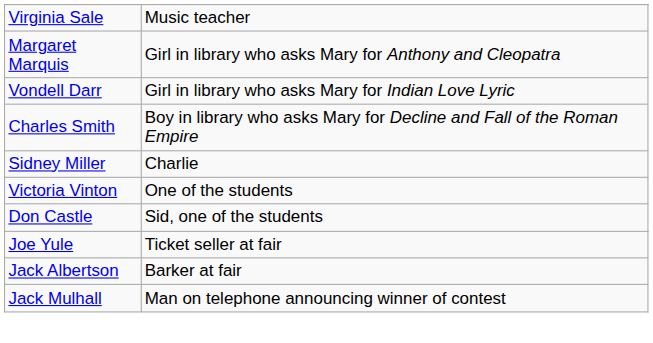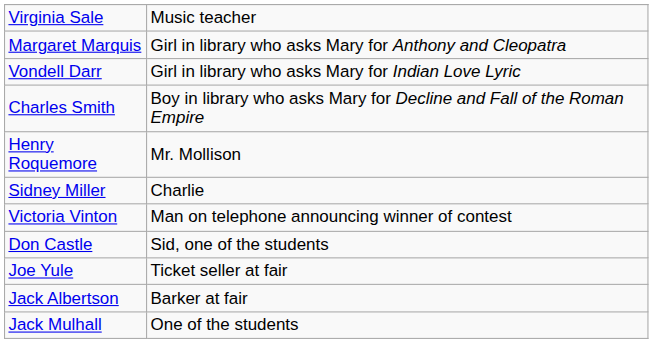+ row: (53, 154)
(219, 190) One of the students -> (331, 217) Man on telephone announcing winner of contest
(325, 298) Man on telephone announcing winner of contest -> (225, 325) One of the students
